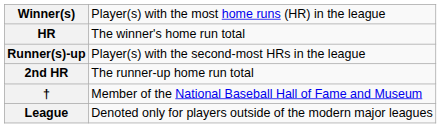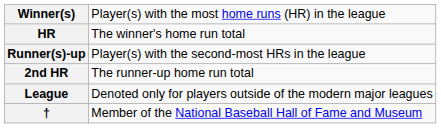rows swapped: (46, 113) <-> (46, 93)
